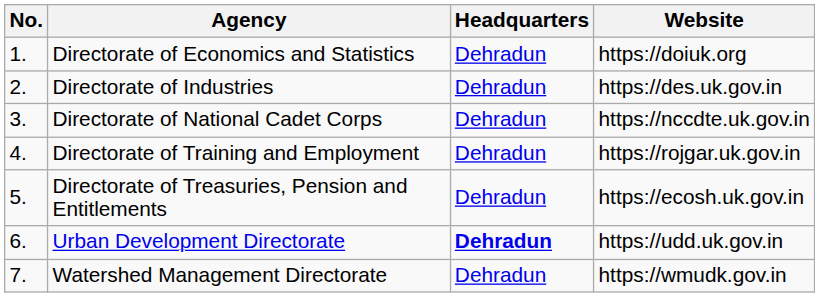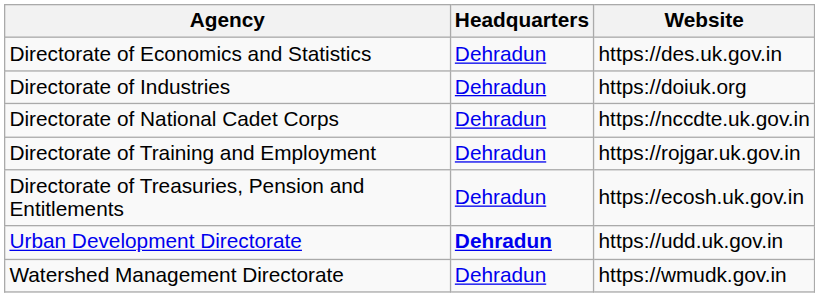- column: (26, 20)
(673, 53) https://doiuk.org -> (690, 53) https://des.uk.gov.in
(690, 86) https://des.uk.gov.in -> (673, 86) https://doiuk.org
